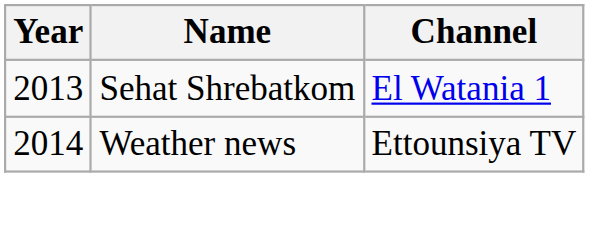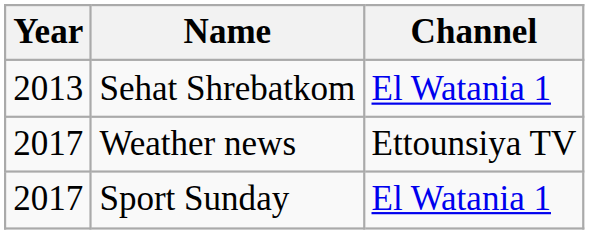(48, 143) 2014 -> (48, 143) 2017
+ row: (194, 198)
